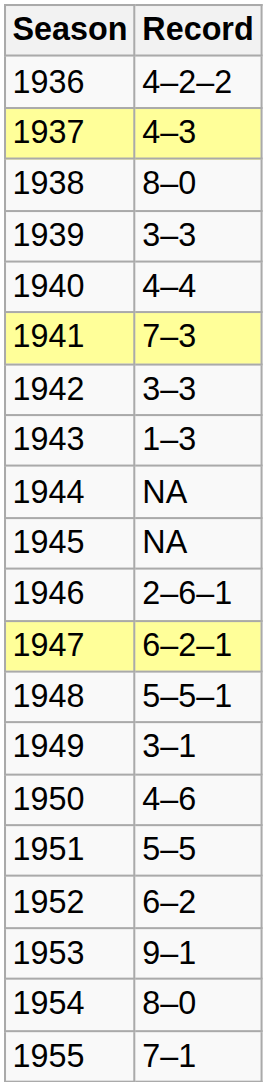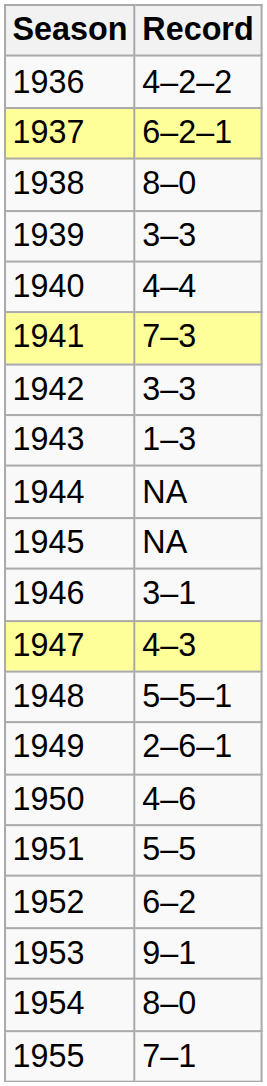(169, 132) 4–3 -> (187, 132) 6–2–1
(187, 593) 2–6–1 -> (169, 593) 3–1
(187, 645) 6–2–1 -> (169, 645) 4–3
(169, 747) 3–1 -> (187, 747) 2–6–1
